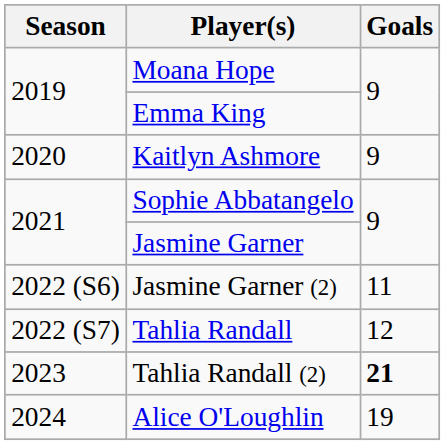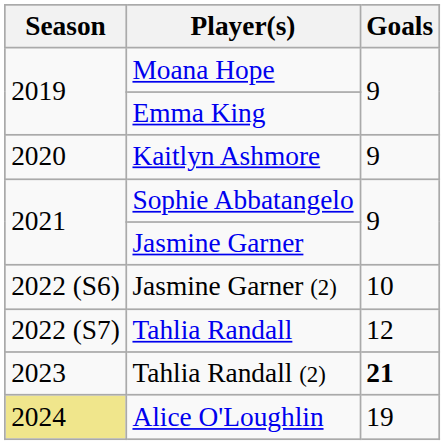(379, 286) 11 -> (380, 286) 10
(39, 416) no background -> (39, 416) khaki background
